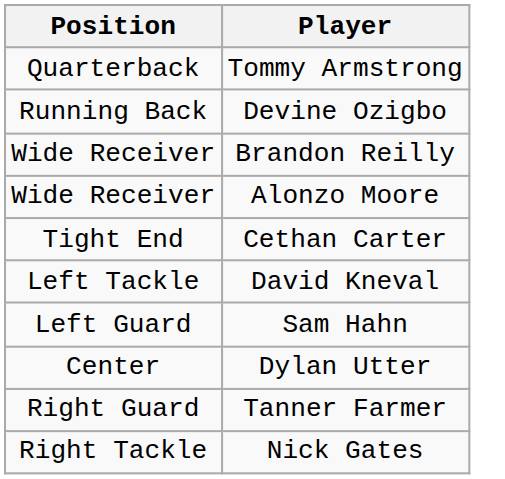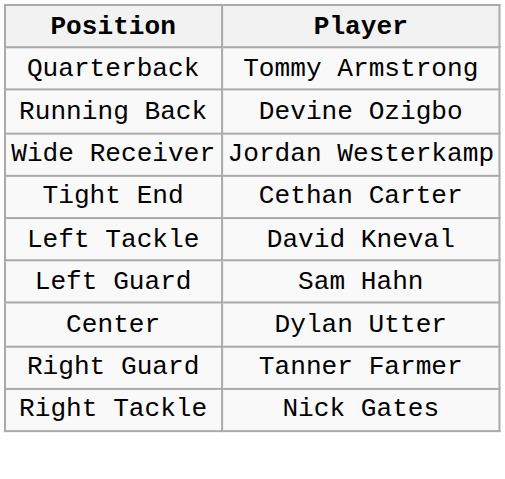- row: (345, 154)
- row: (345, 197)
+ row: (361, 154)
